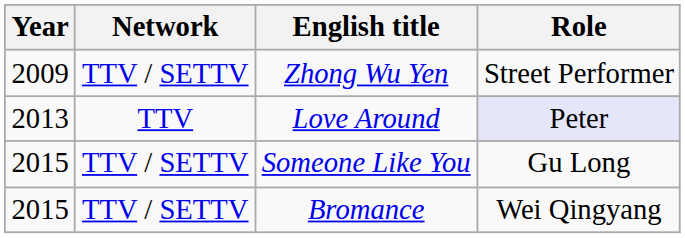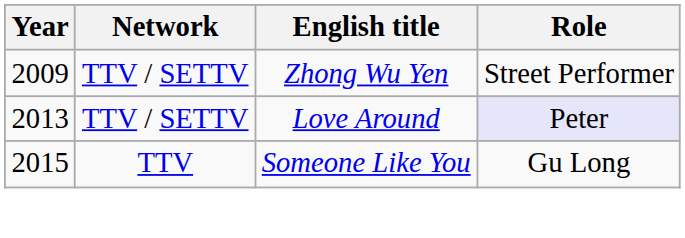(165, 118) TTV -> (165, 118) TTV / SETTV
(165, 163) TTV / SETTV -> (165, 163) TTV
- row: (366, 208)
